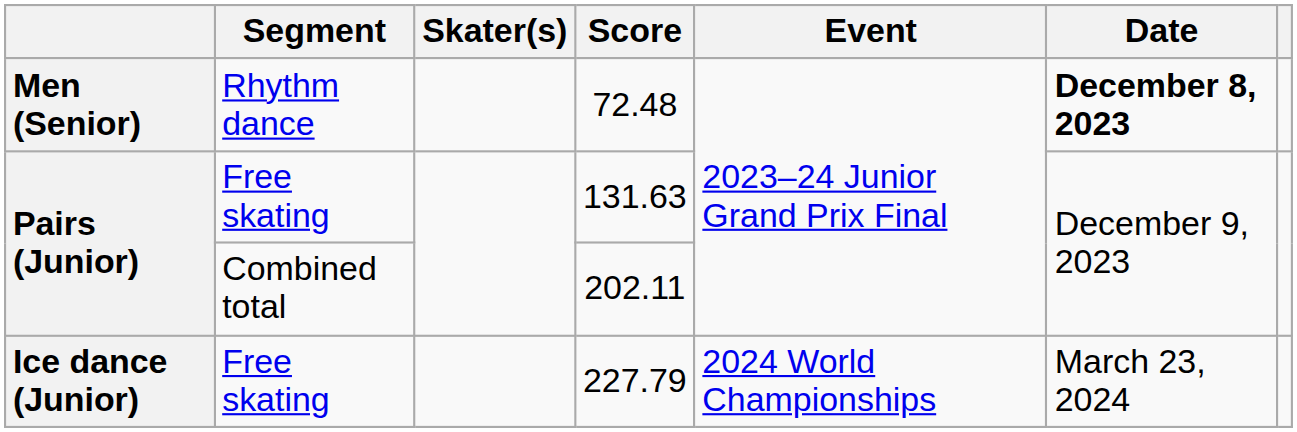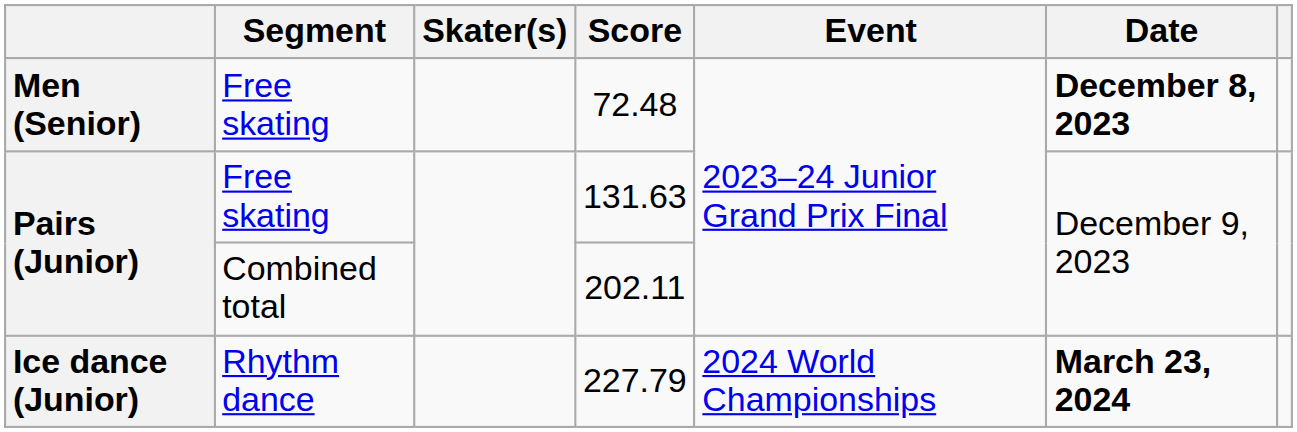(281, 104) Rhythm dance -> (276, 104) Free skating
(276, 380) Free skating -> (281, 380) Rhythm dance
(1130, 380) normal -> (1133, 380) bold
